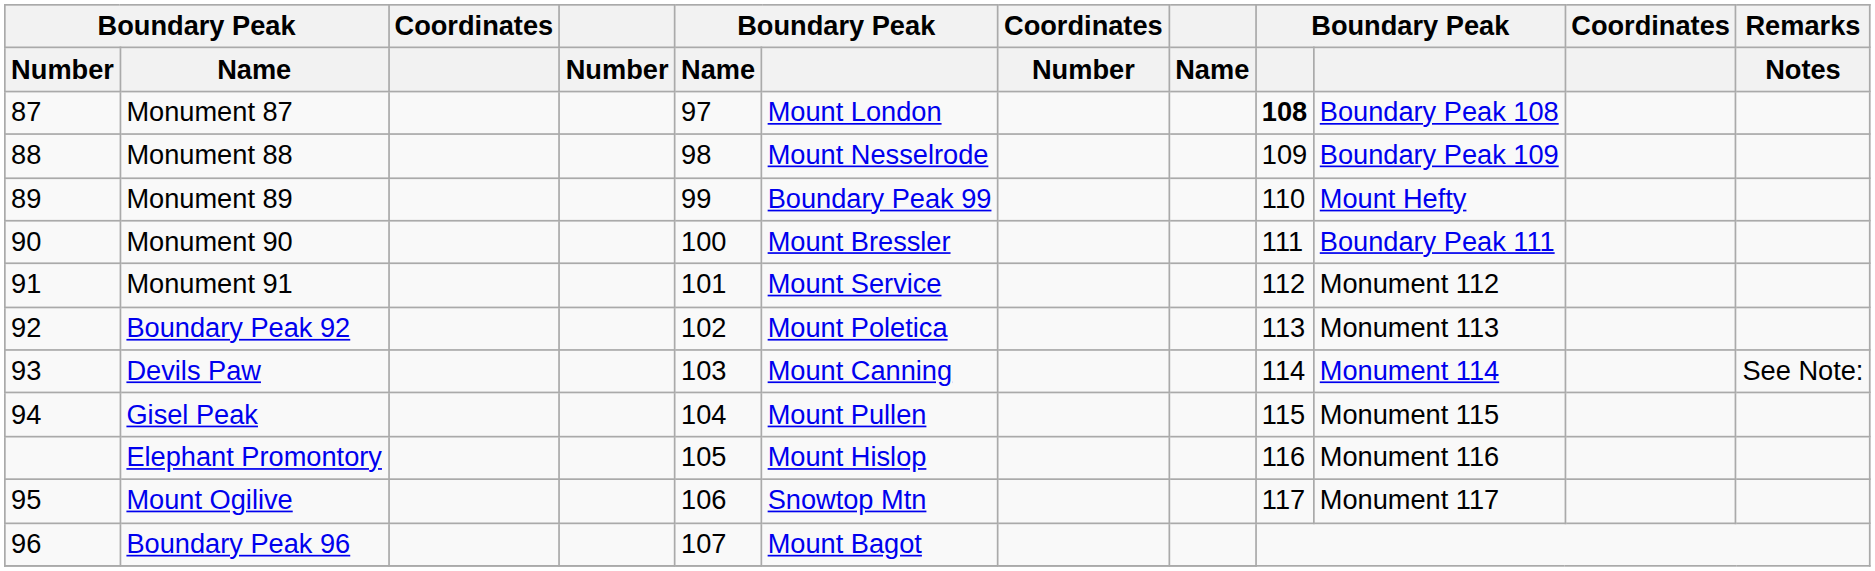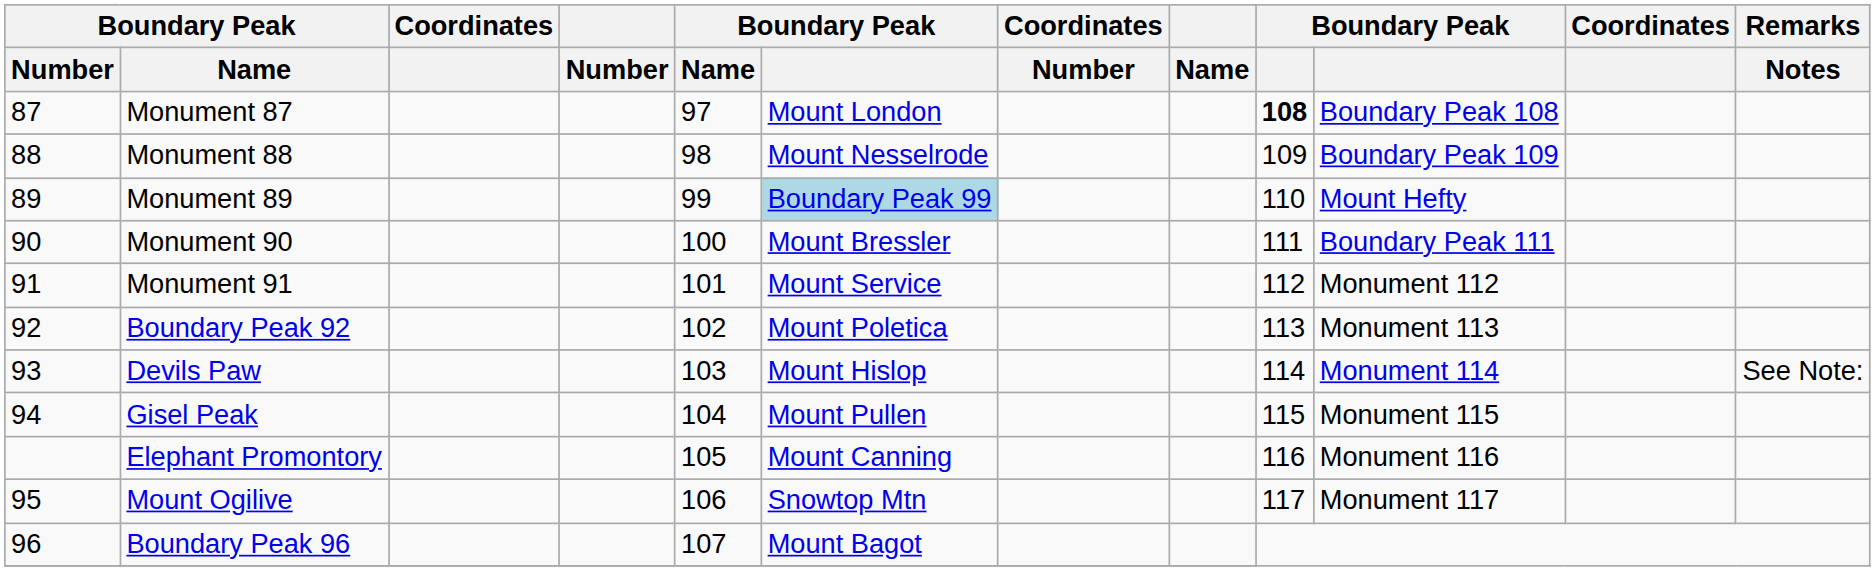(880, 198) no background -> (880, 198) lightblue background
(860, 371) Mount Canning -> (847, 371) Mount Hislop
(847, 457) Mount Hislop -> (860, 457) Mount Canning
